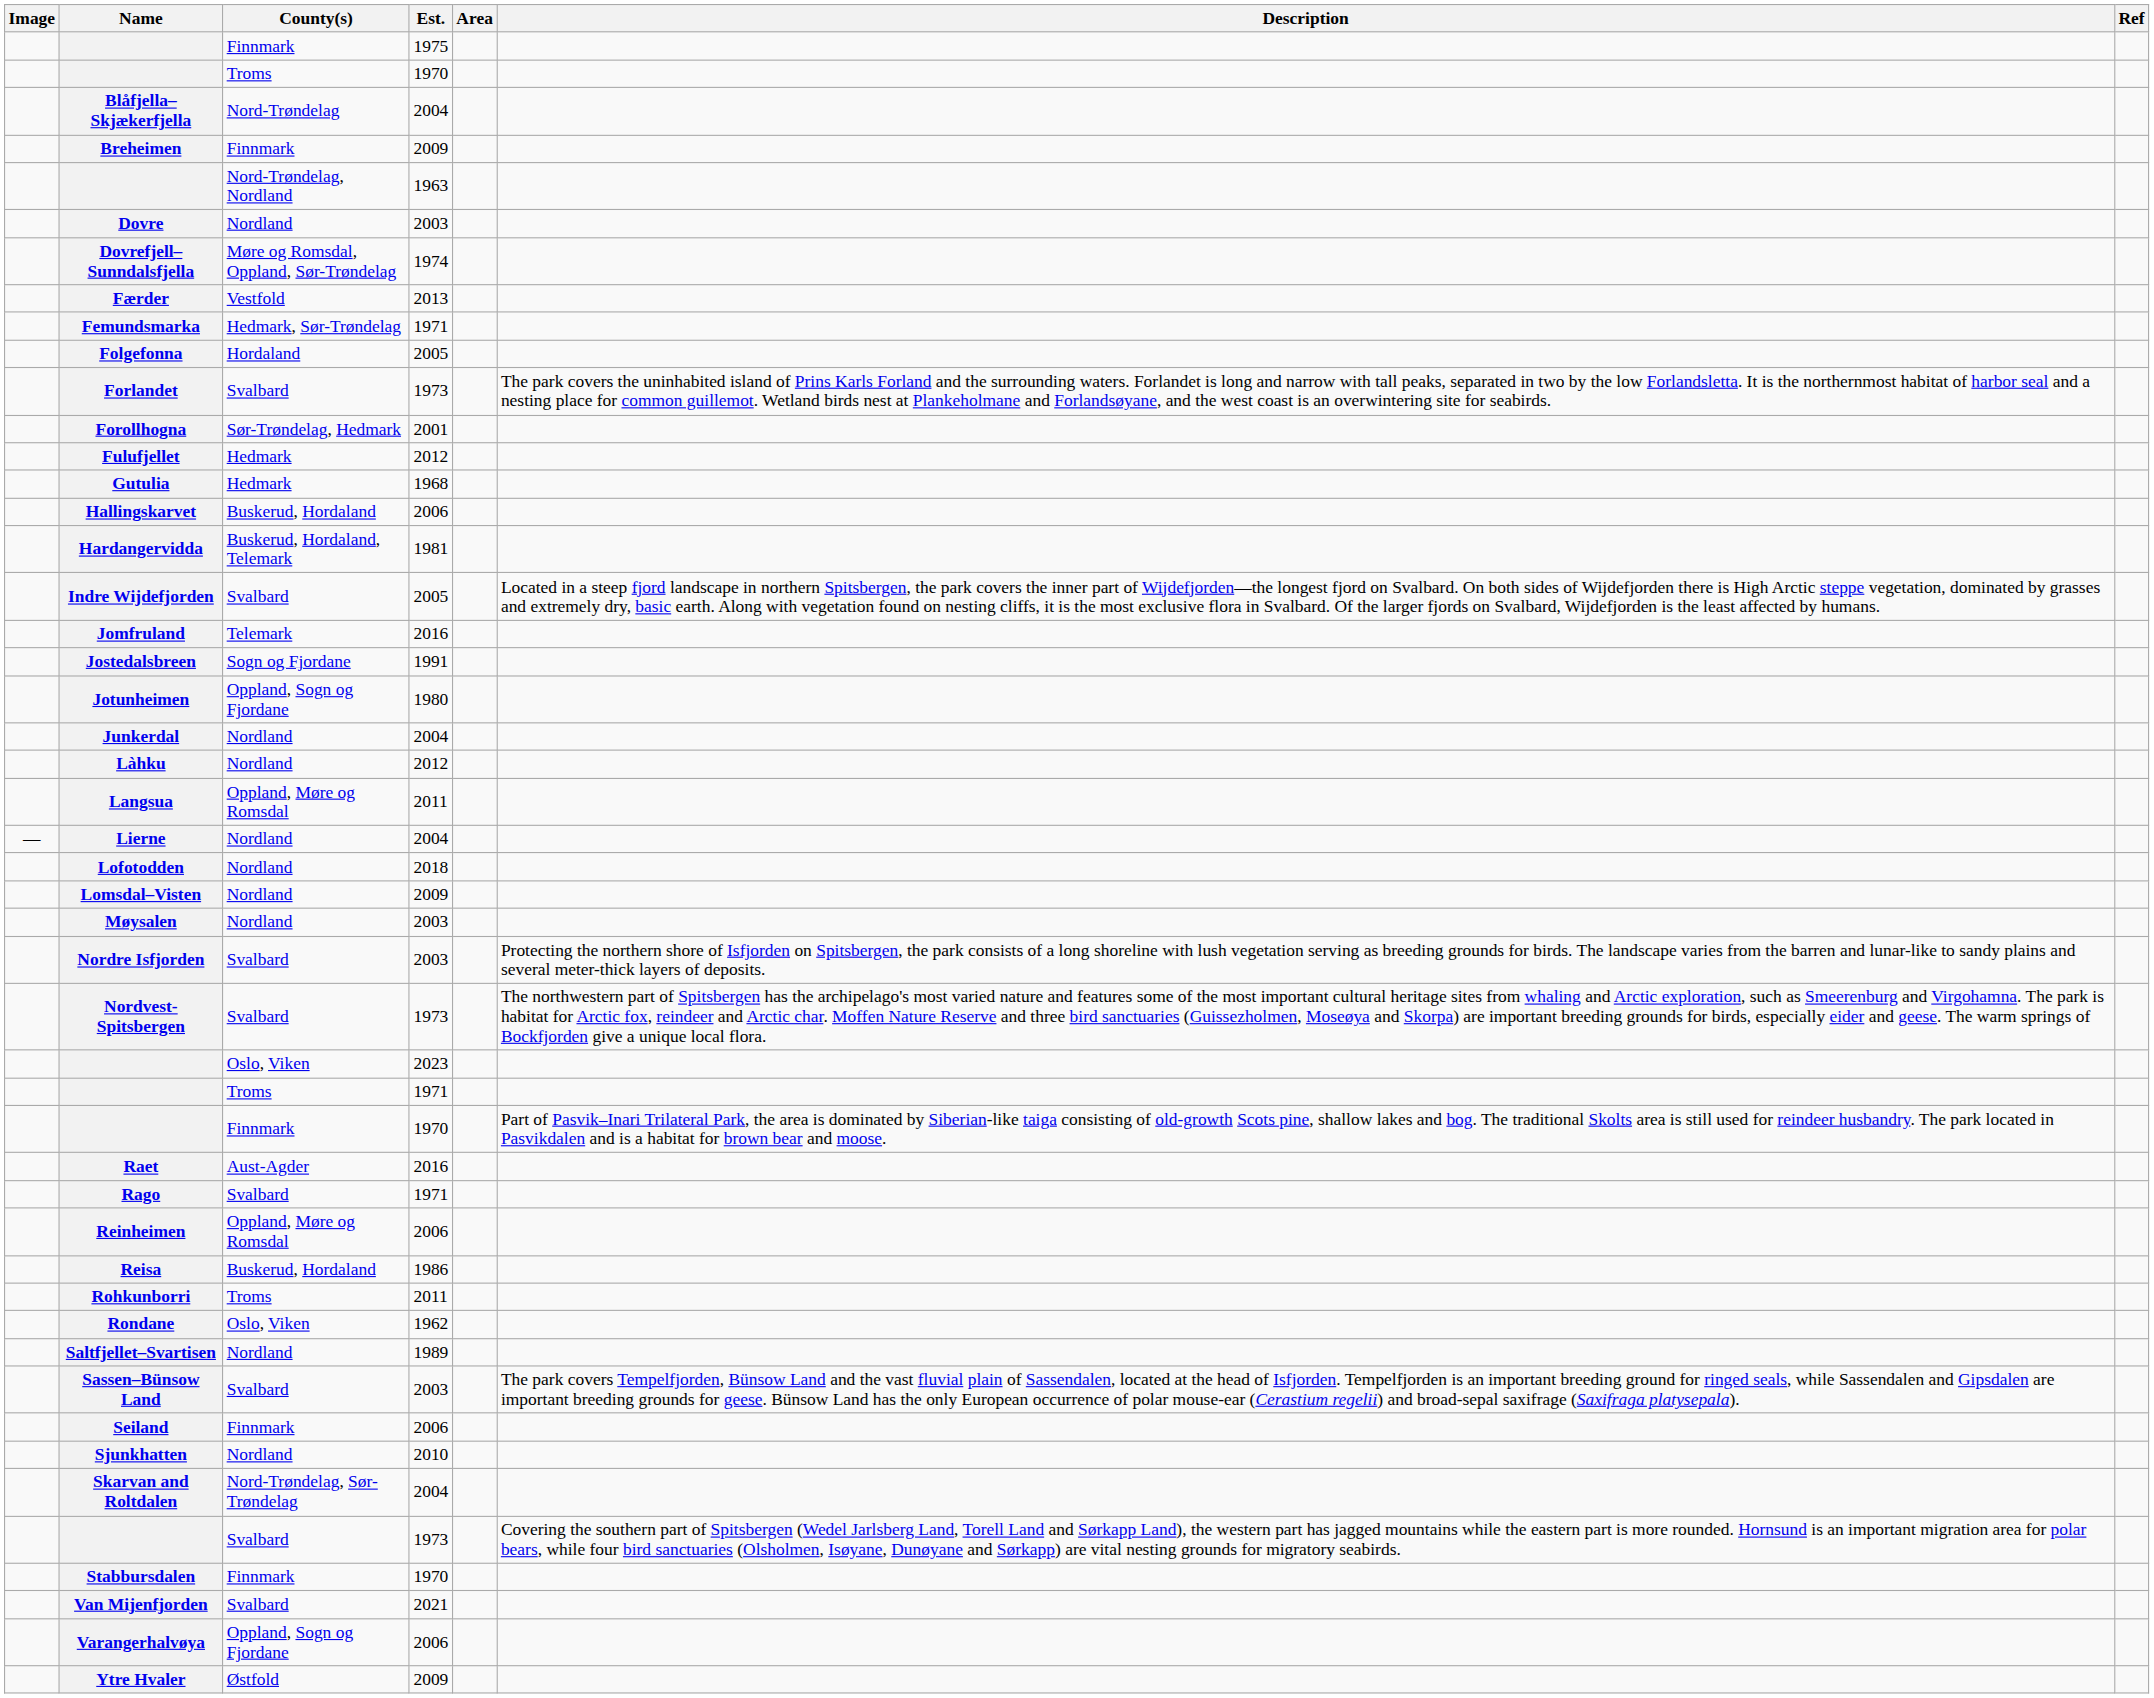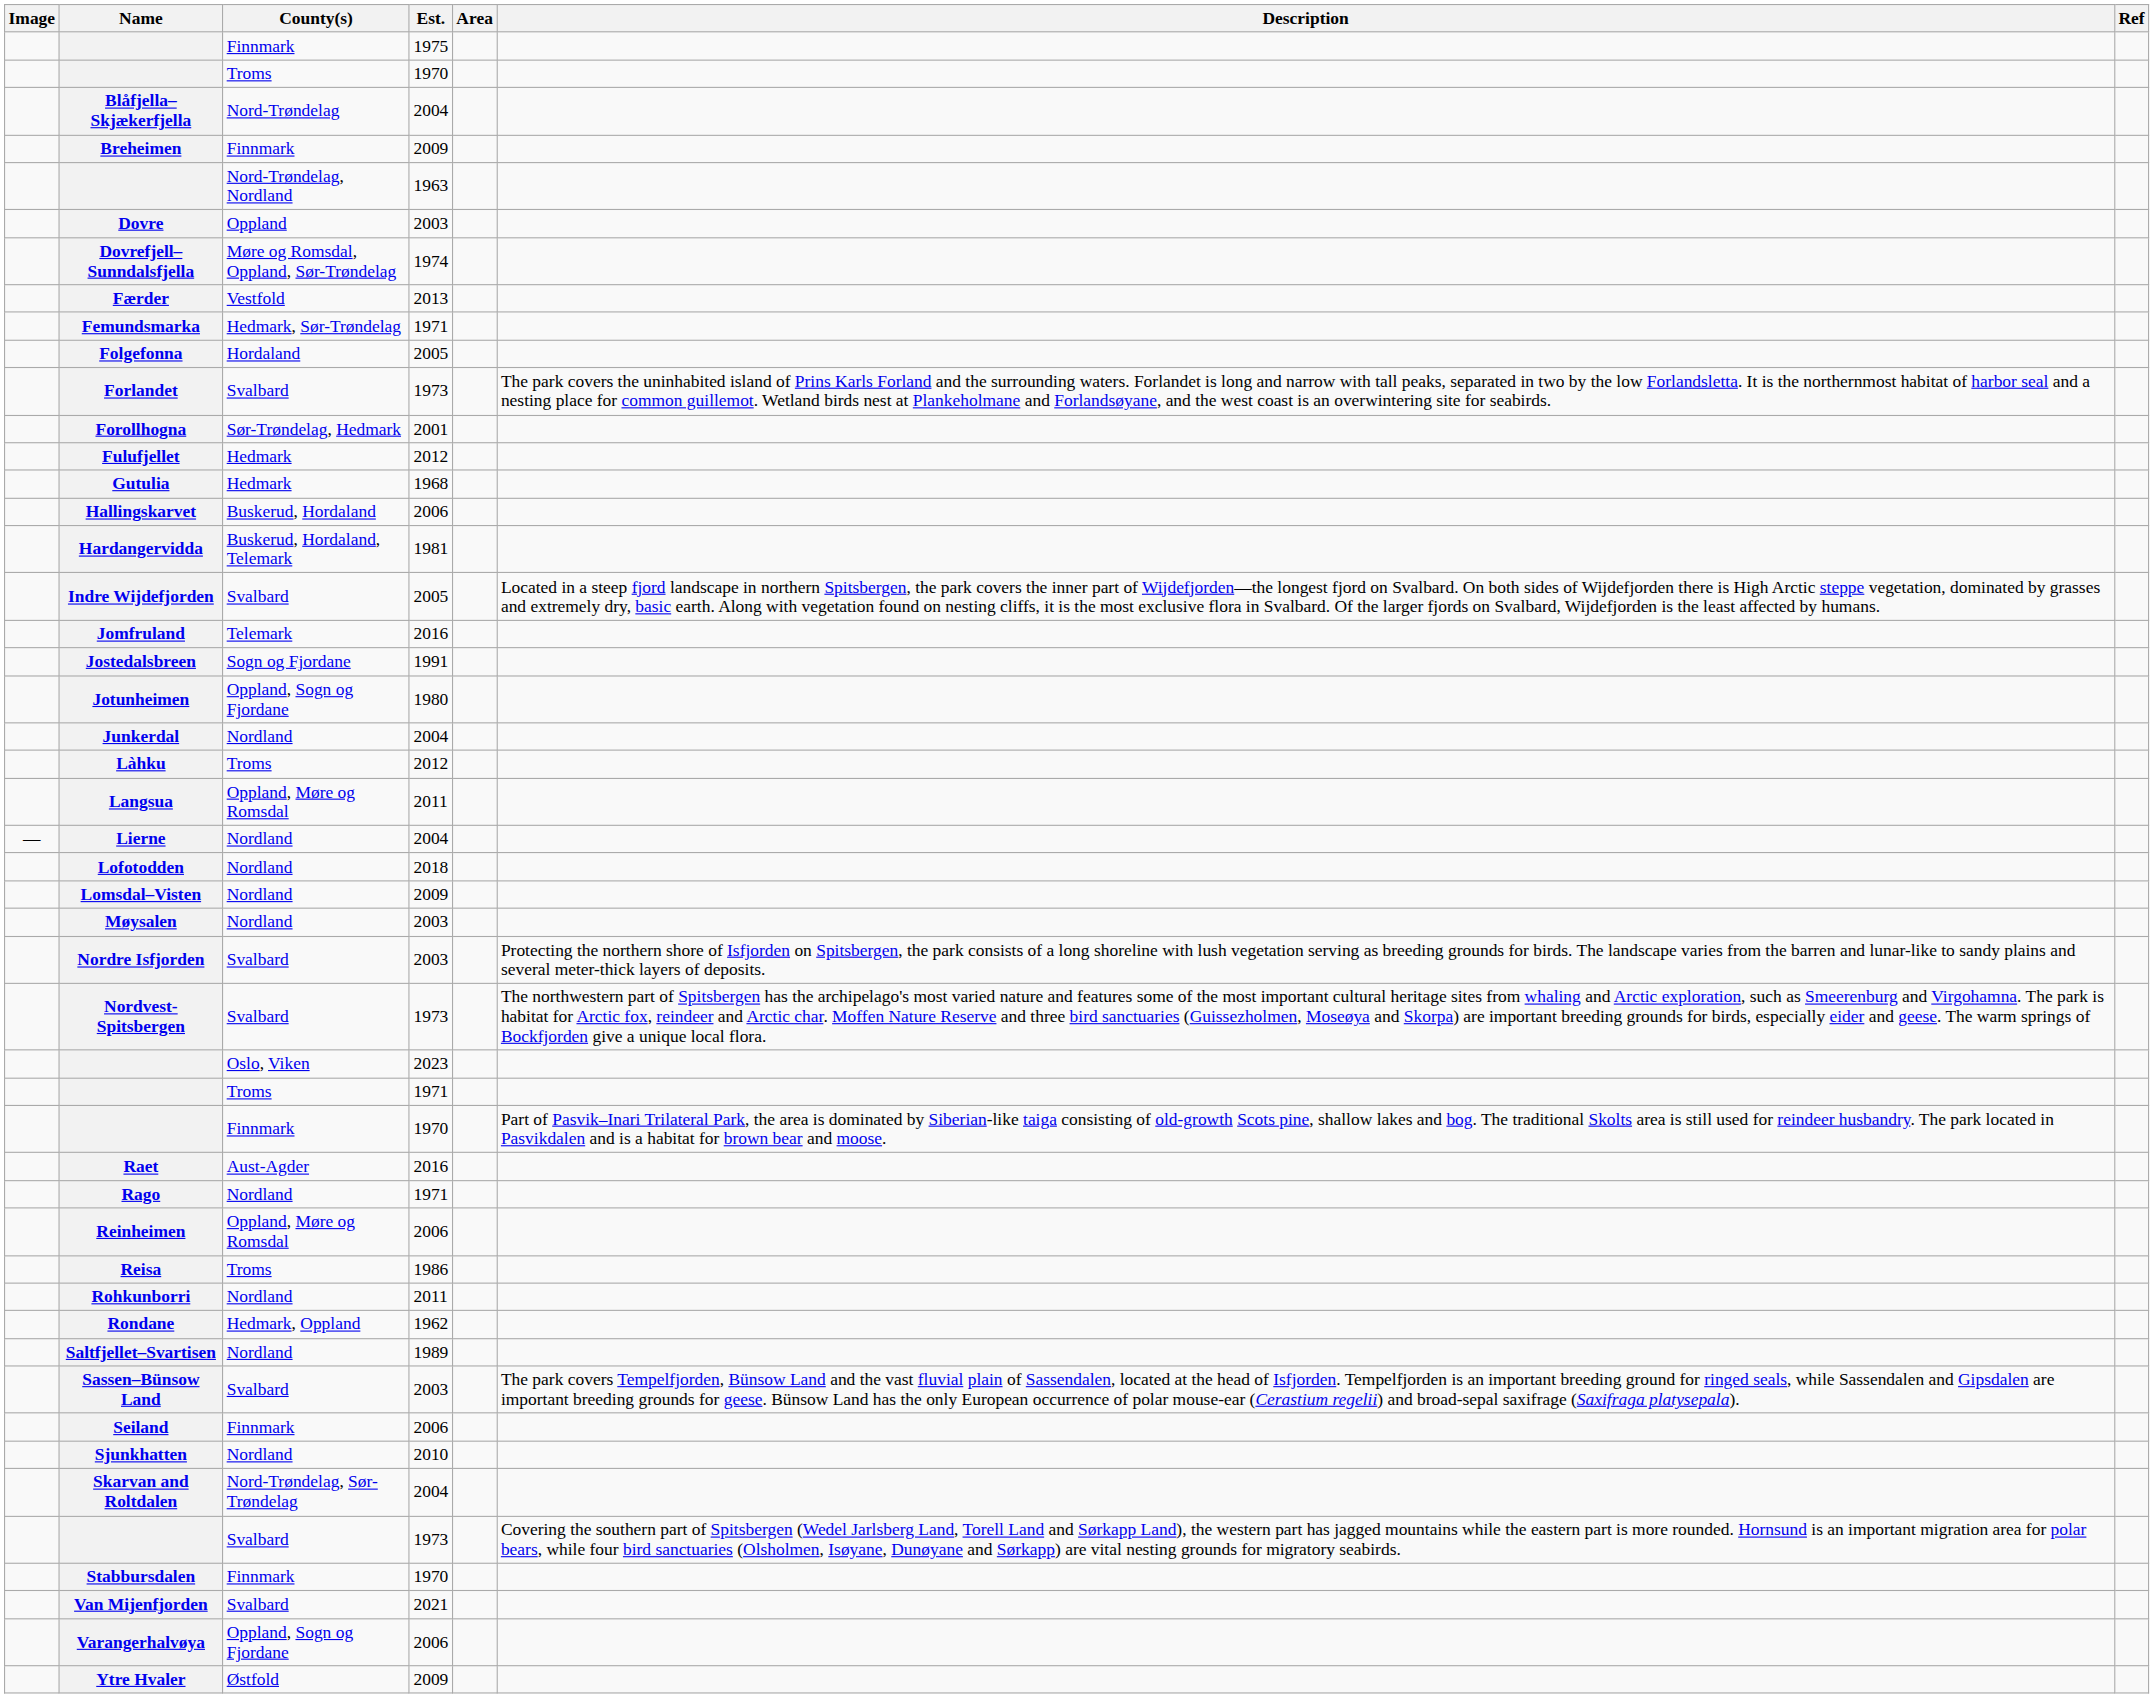(260, 223) Nordland -> (257, 223) Oppland
(260, 764) Nordland -> (249, 764) Troms
(258, 1194) Svalbard -> (260, 1194) Nordland
(301, 1269) Buskerud, Hordaland -> (249, 1269) Troms
(249, 1296) Troms -> (260, 1296) Nordland
(268, 1324) Oslo, Viken -> (294, 1324) Hedmark, Oppland
